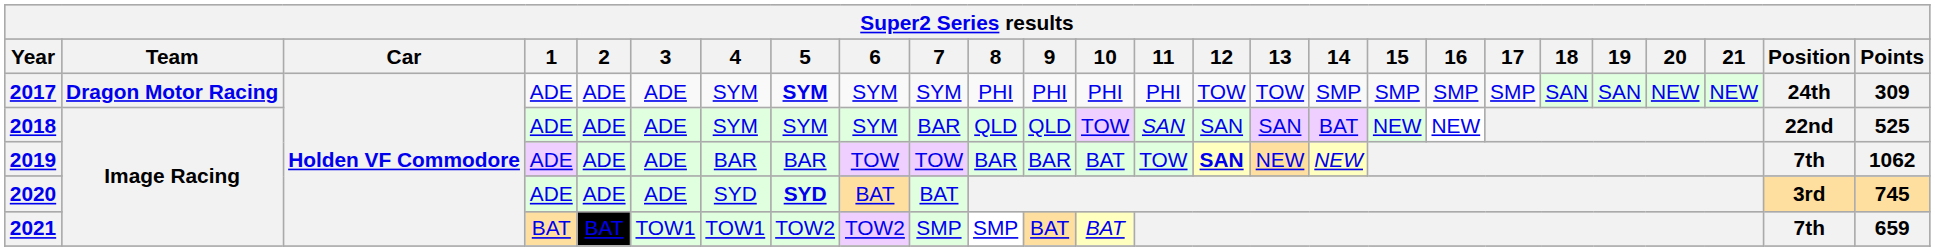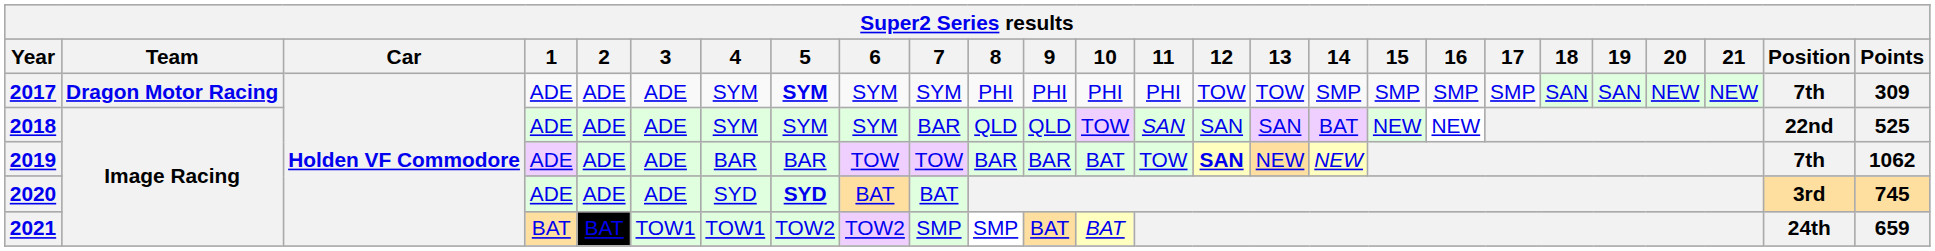(1809, 91) 24th -> (1809, 91) 7th
(1809, 228) 7th -> (1809, 228) 24th
